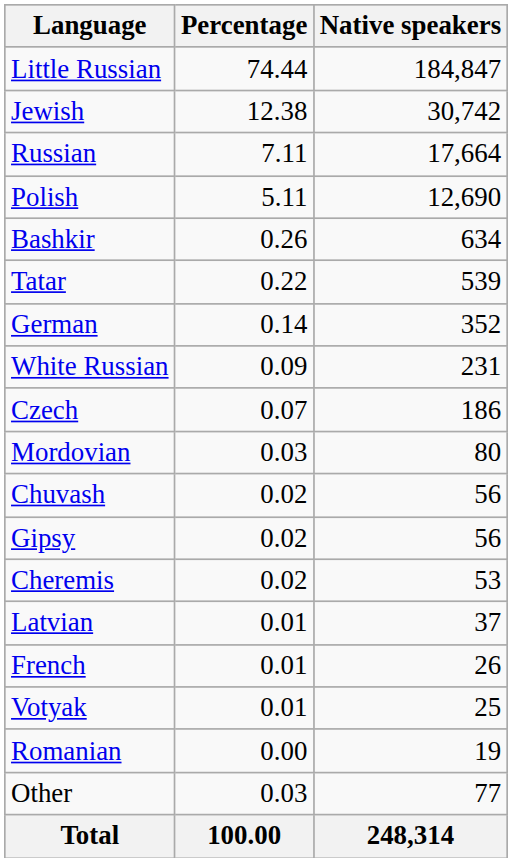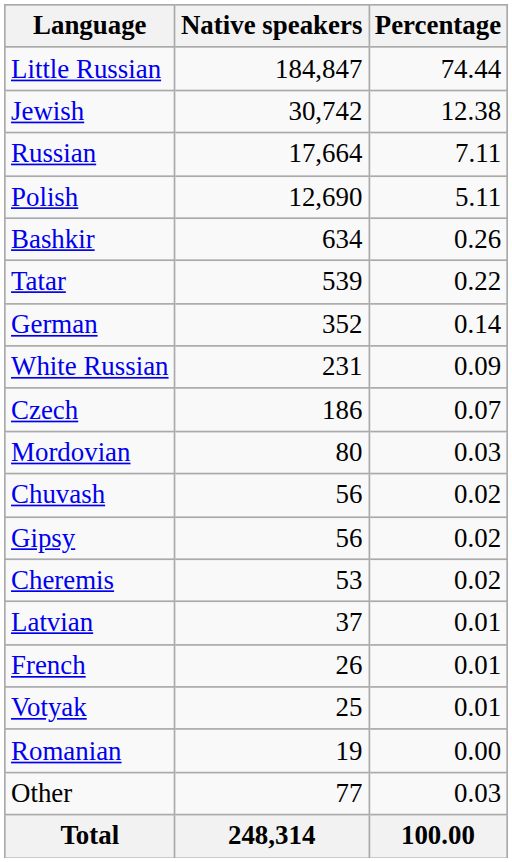columns swapped: (410, 25) <-> (244, 25)
